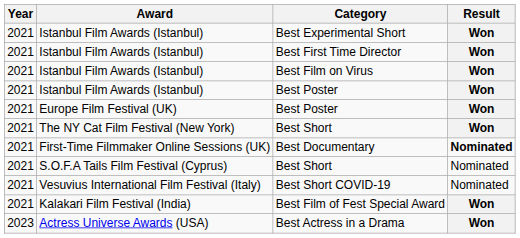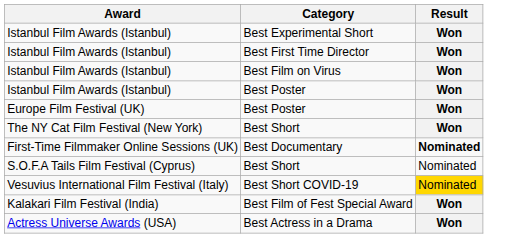- column: (20, 14)
(480, 185) no background -> (447, 185) gold background
